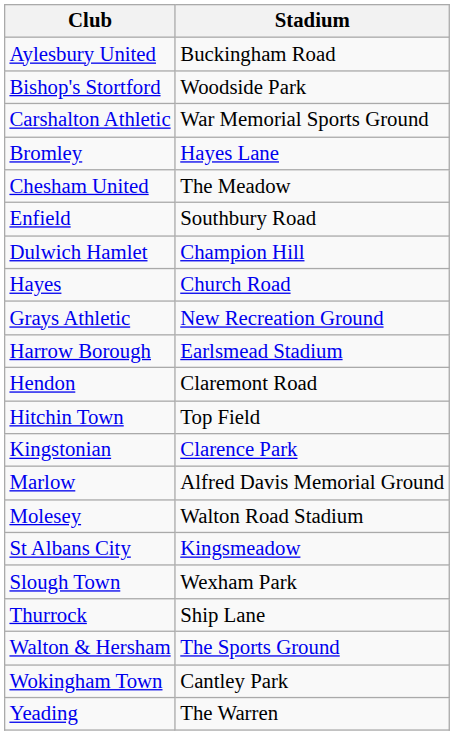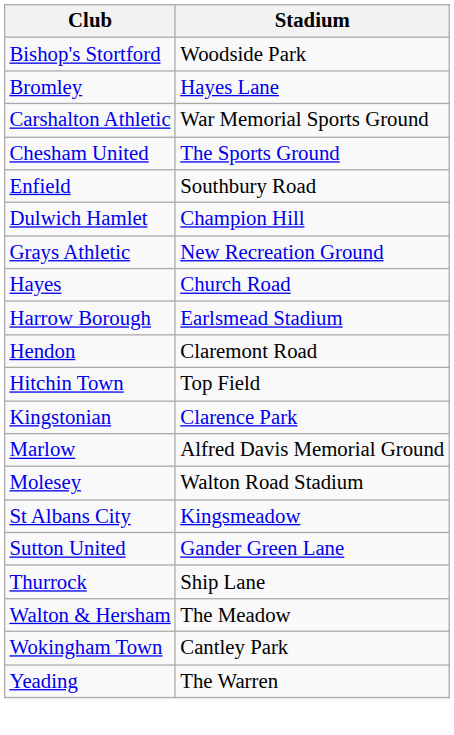- row: (83, 53)
rows swapped: (46, 152) <-> (90, 119)
(235, 185) The Meadow -> (260, 152) The Sports Ground
rows swapped: (70, 317) <-> (35, 284)
- row: (65, 581)
+ row: (68, 548)
(260, 647) The Sports Ground -> (235, 614) The Meadow
